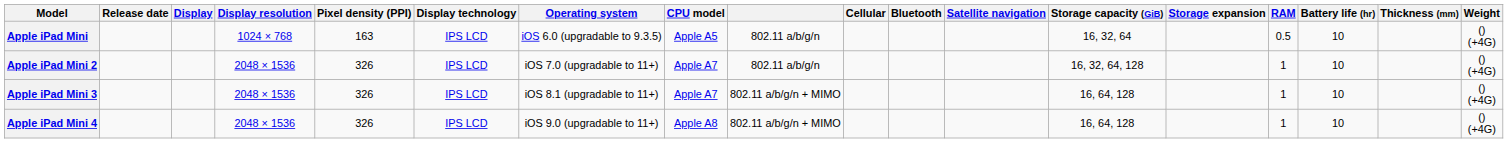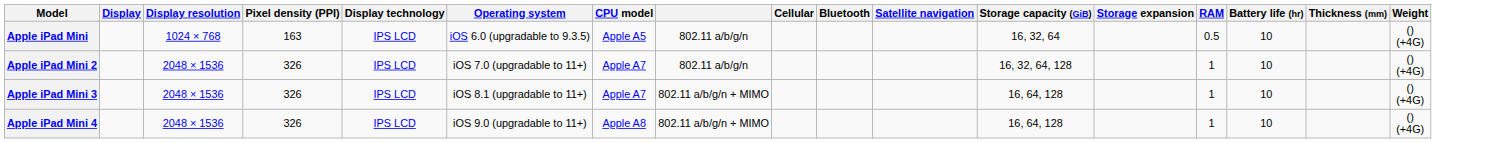- column: (135, 13)
